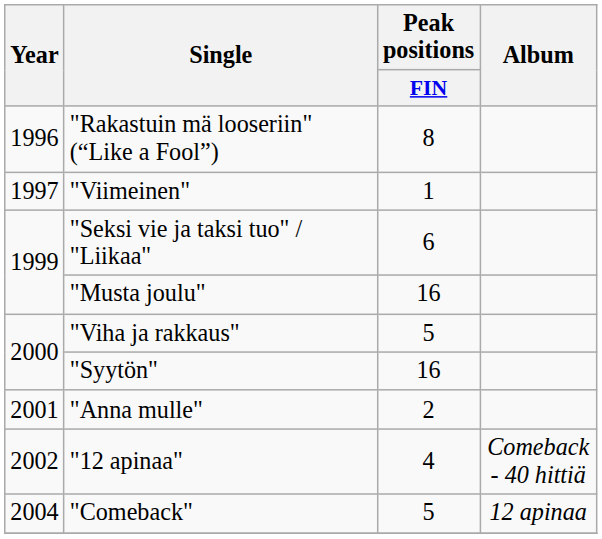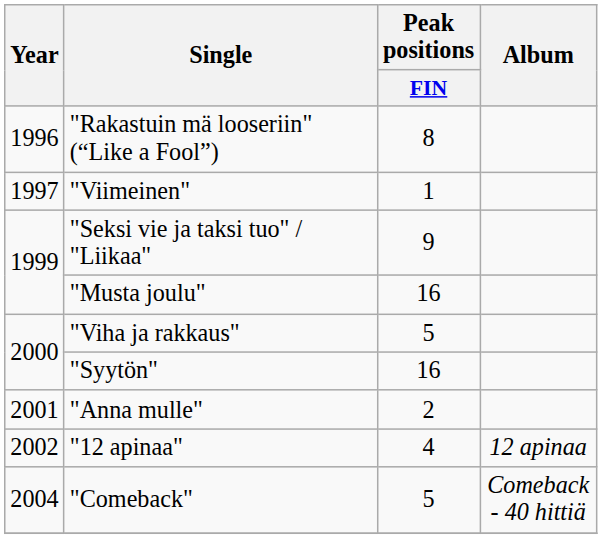(429, 242) 6 -> (429, 242) 9
(538, 461) Comeback - 40 hittiä -> (538, 447) 12 apinaa
(538, 513) 12 apinaa -> (538, 499) Comeback - 40 hittiä
